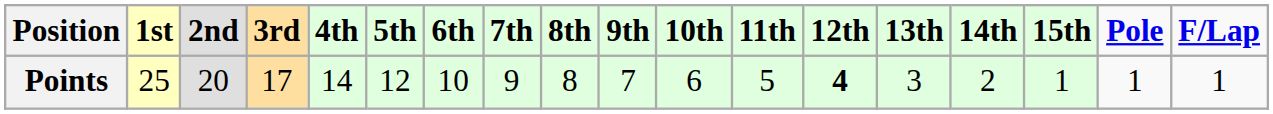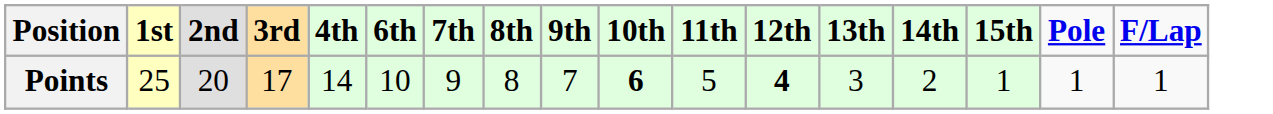- column: (395, 29)
(694, 81) normal -> (636, 81) bold
